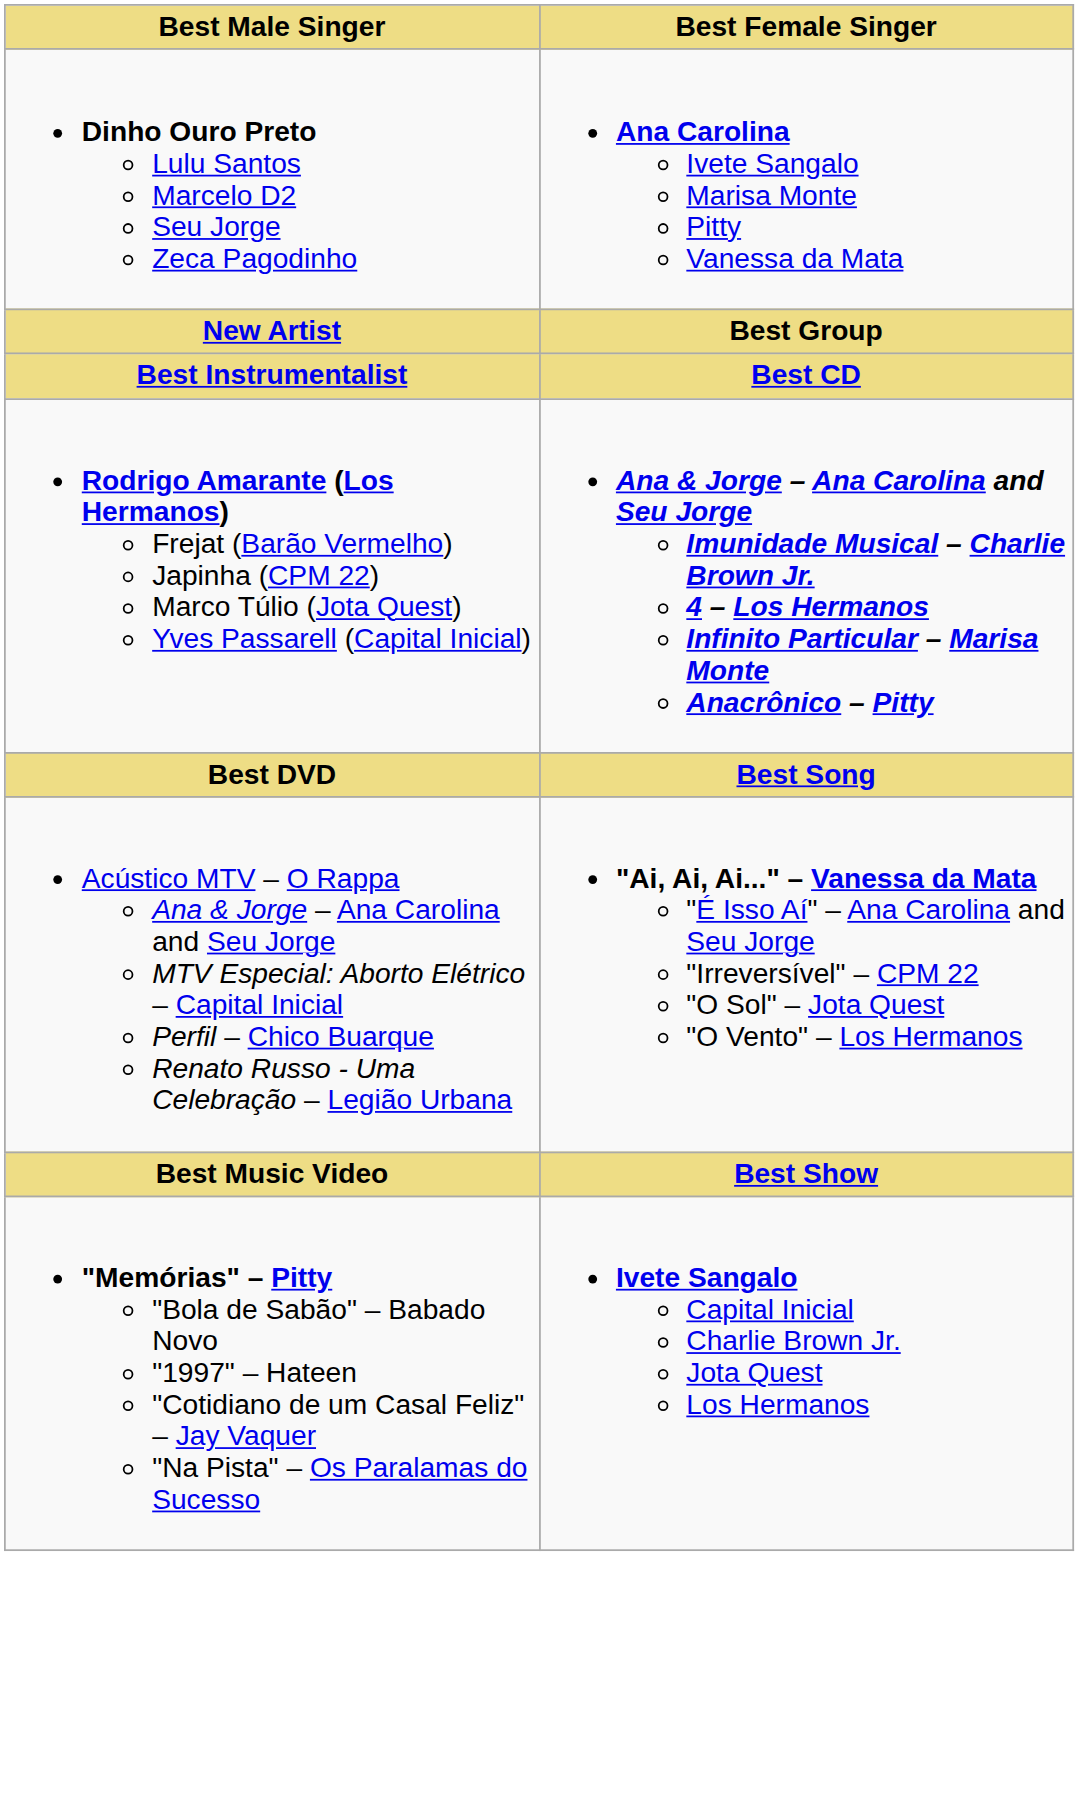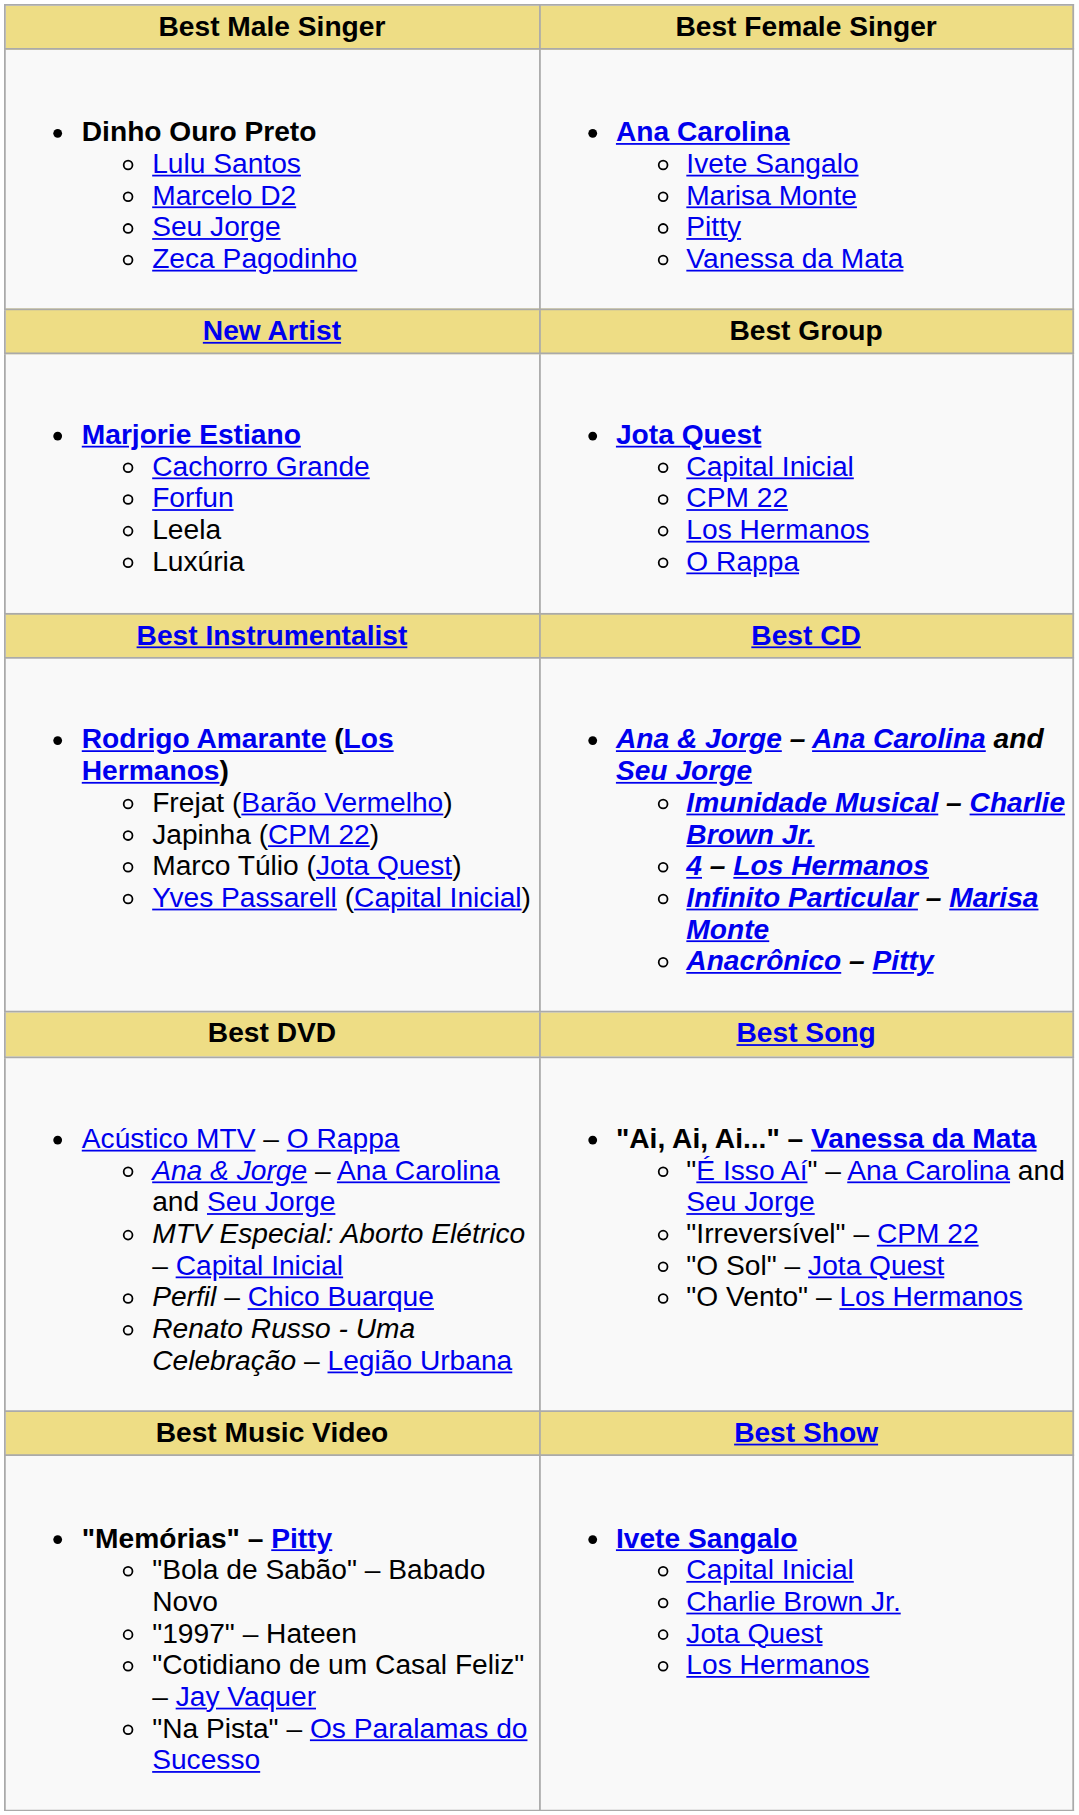+ row: (272, 499)
